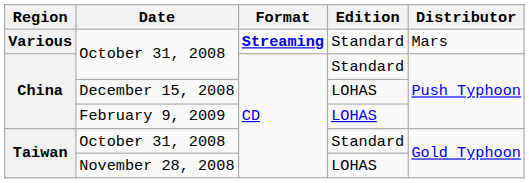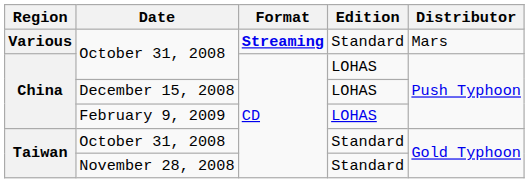(368, 67) Standard -> (354, 67) LOHAS
(354, 166) LOHAS -> (368, 166) Standard
